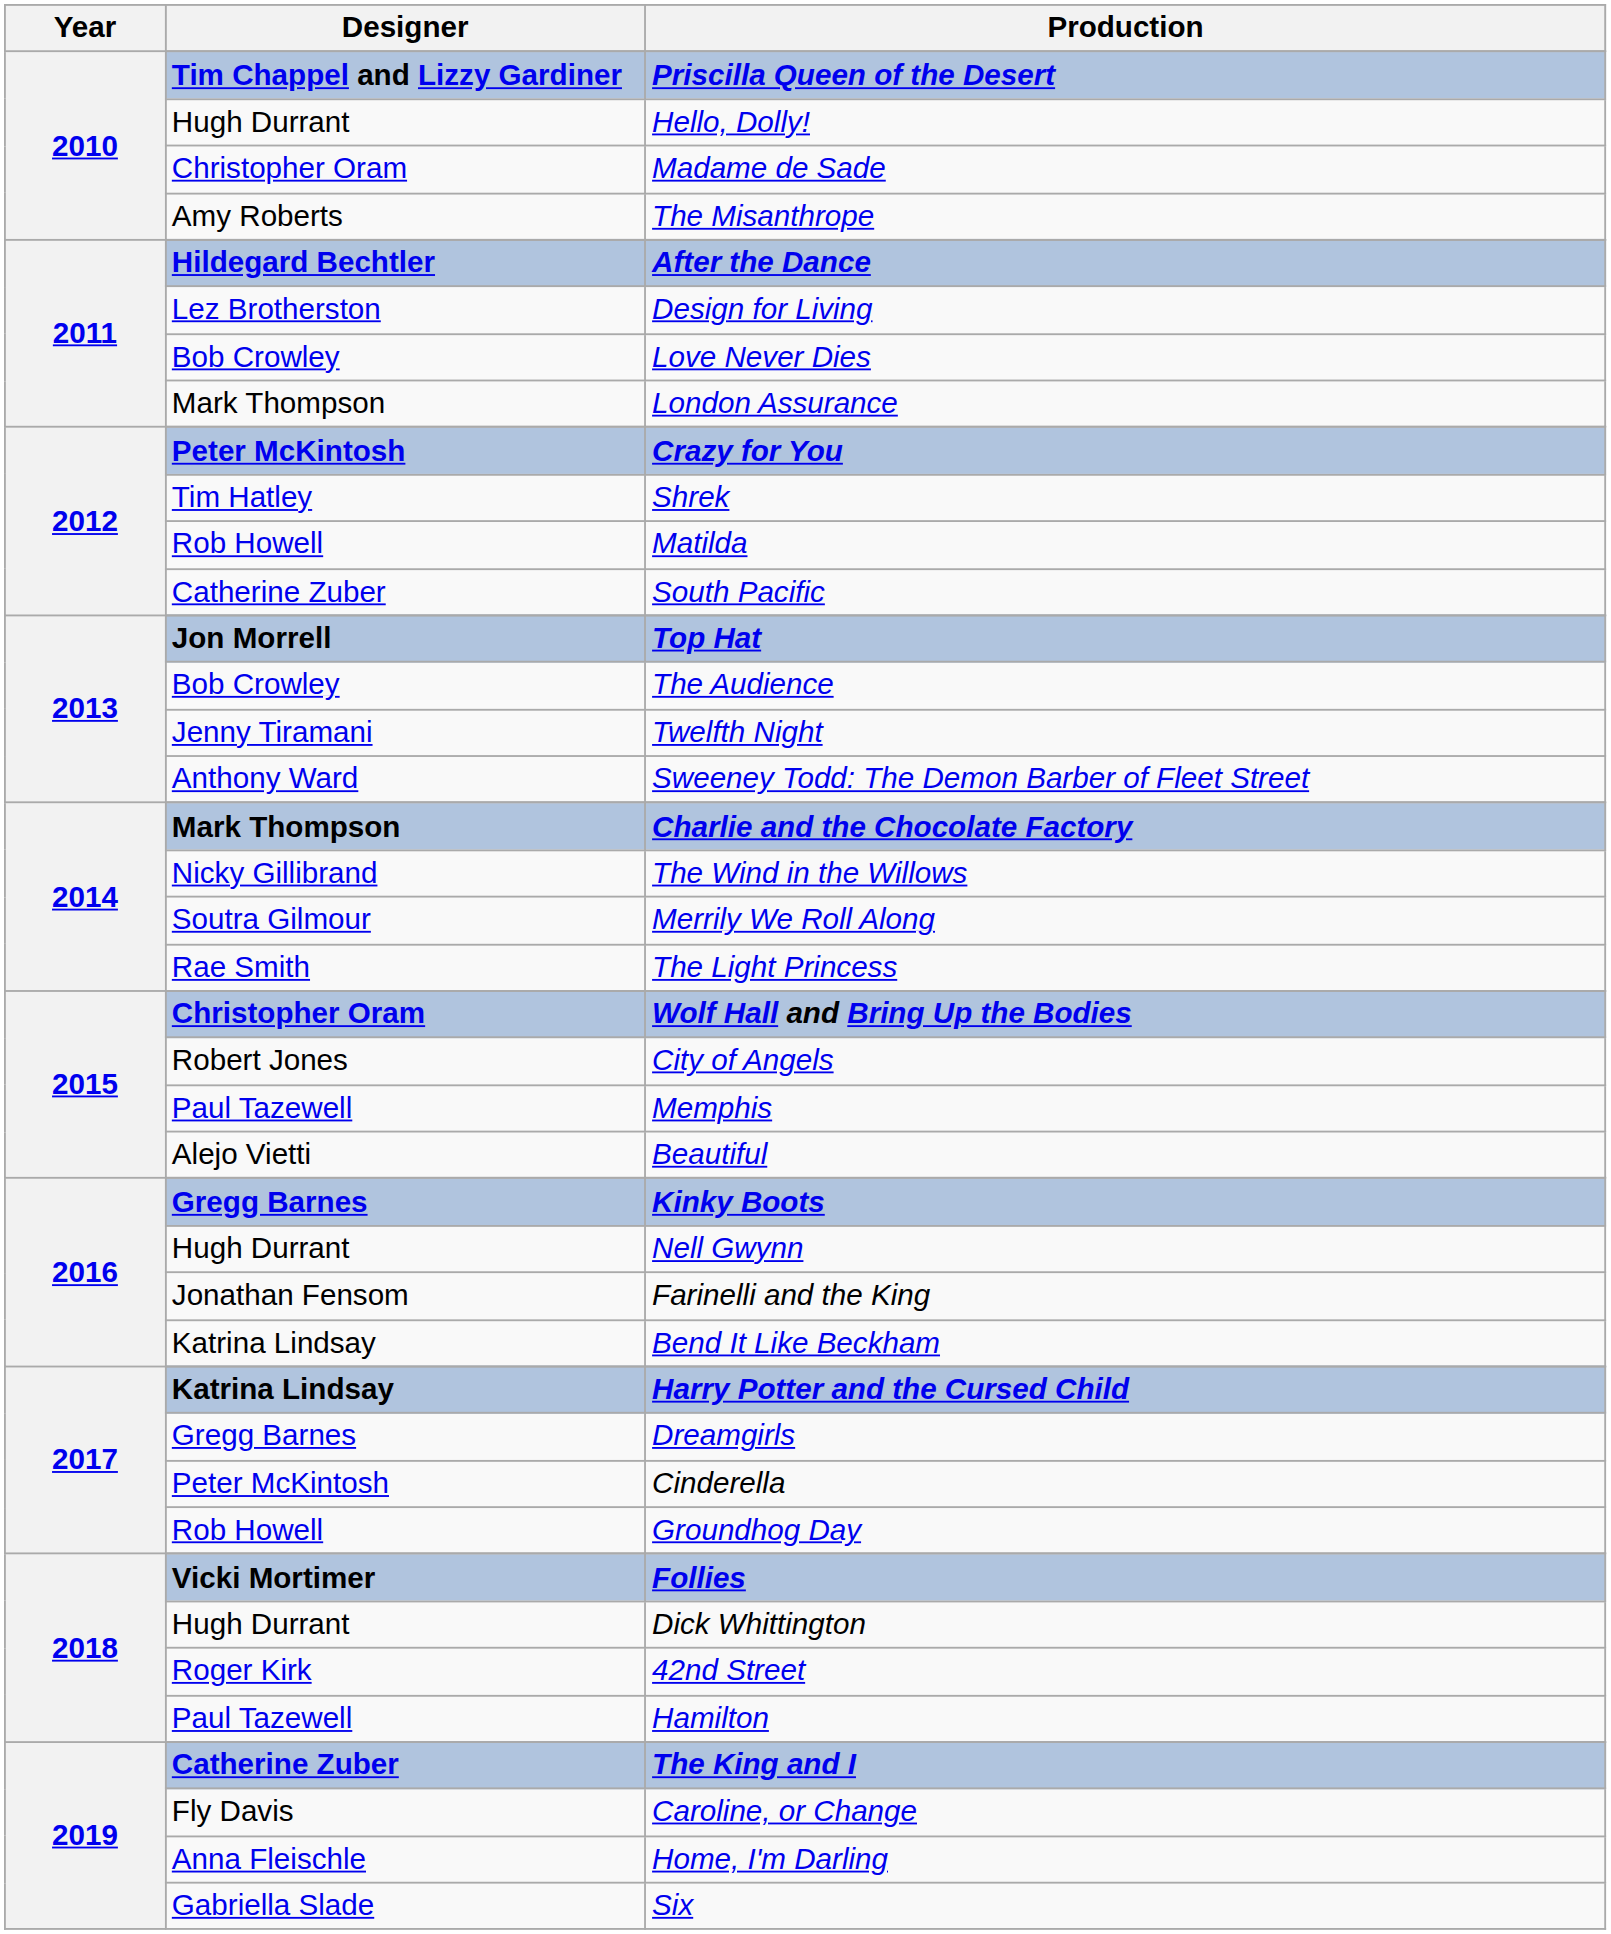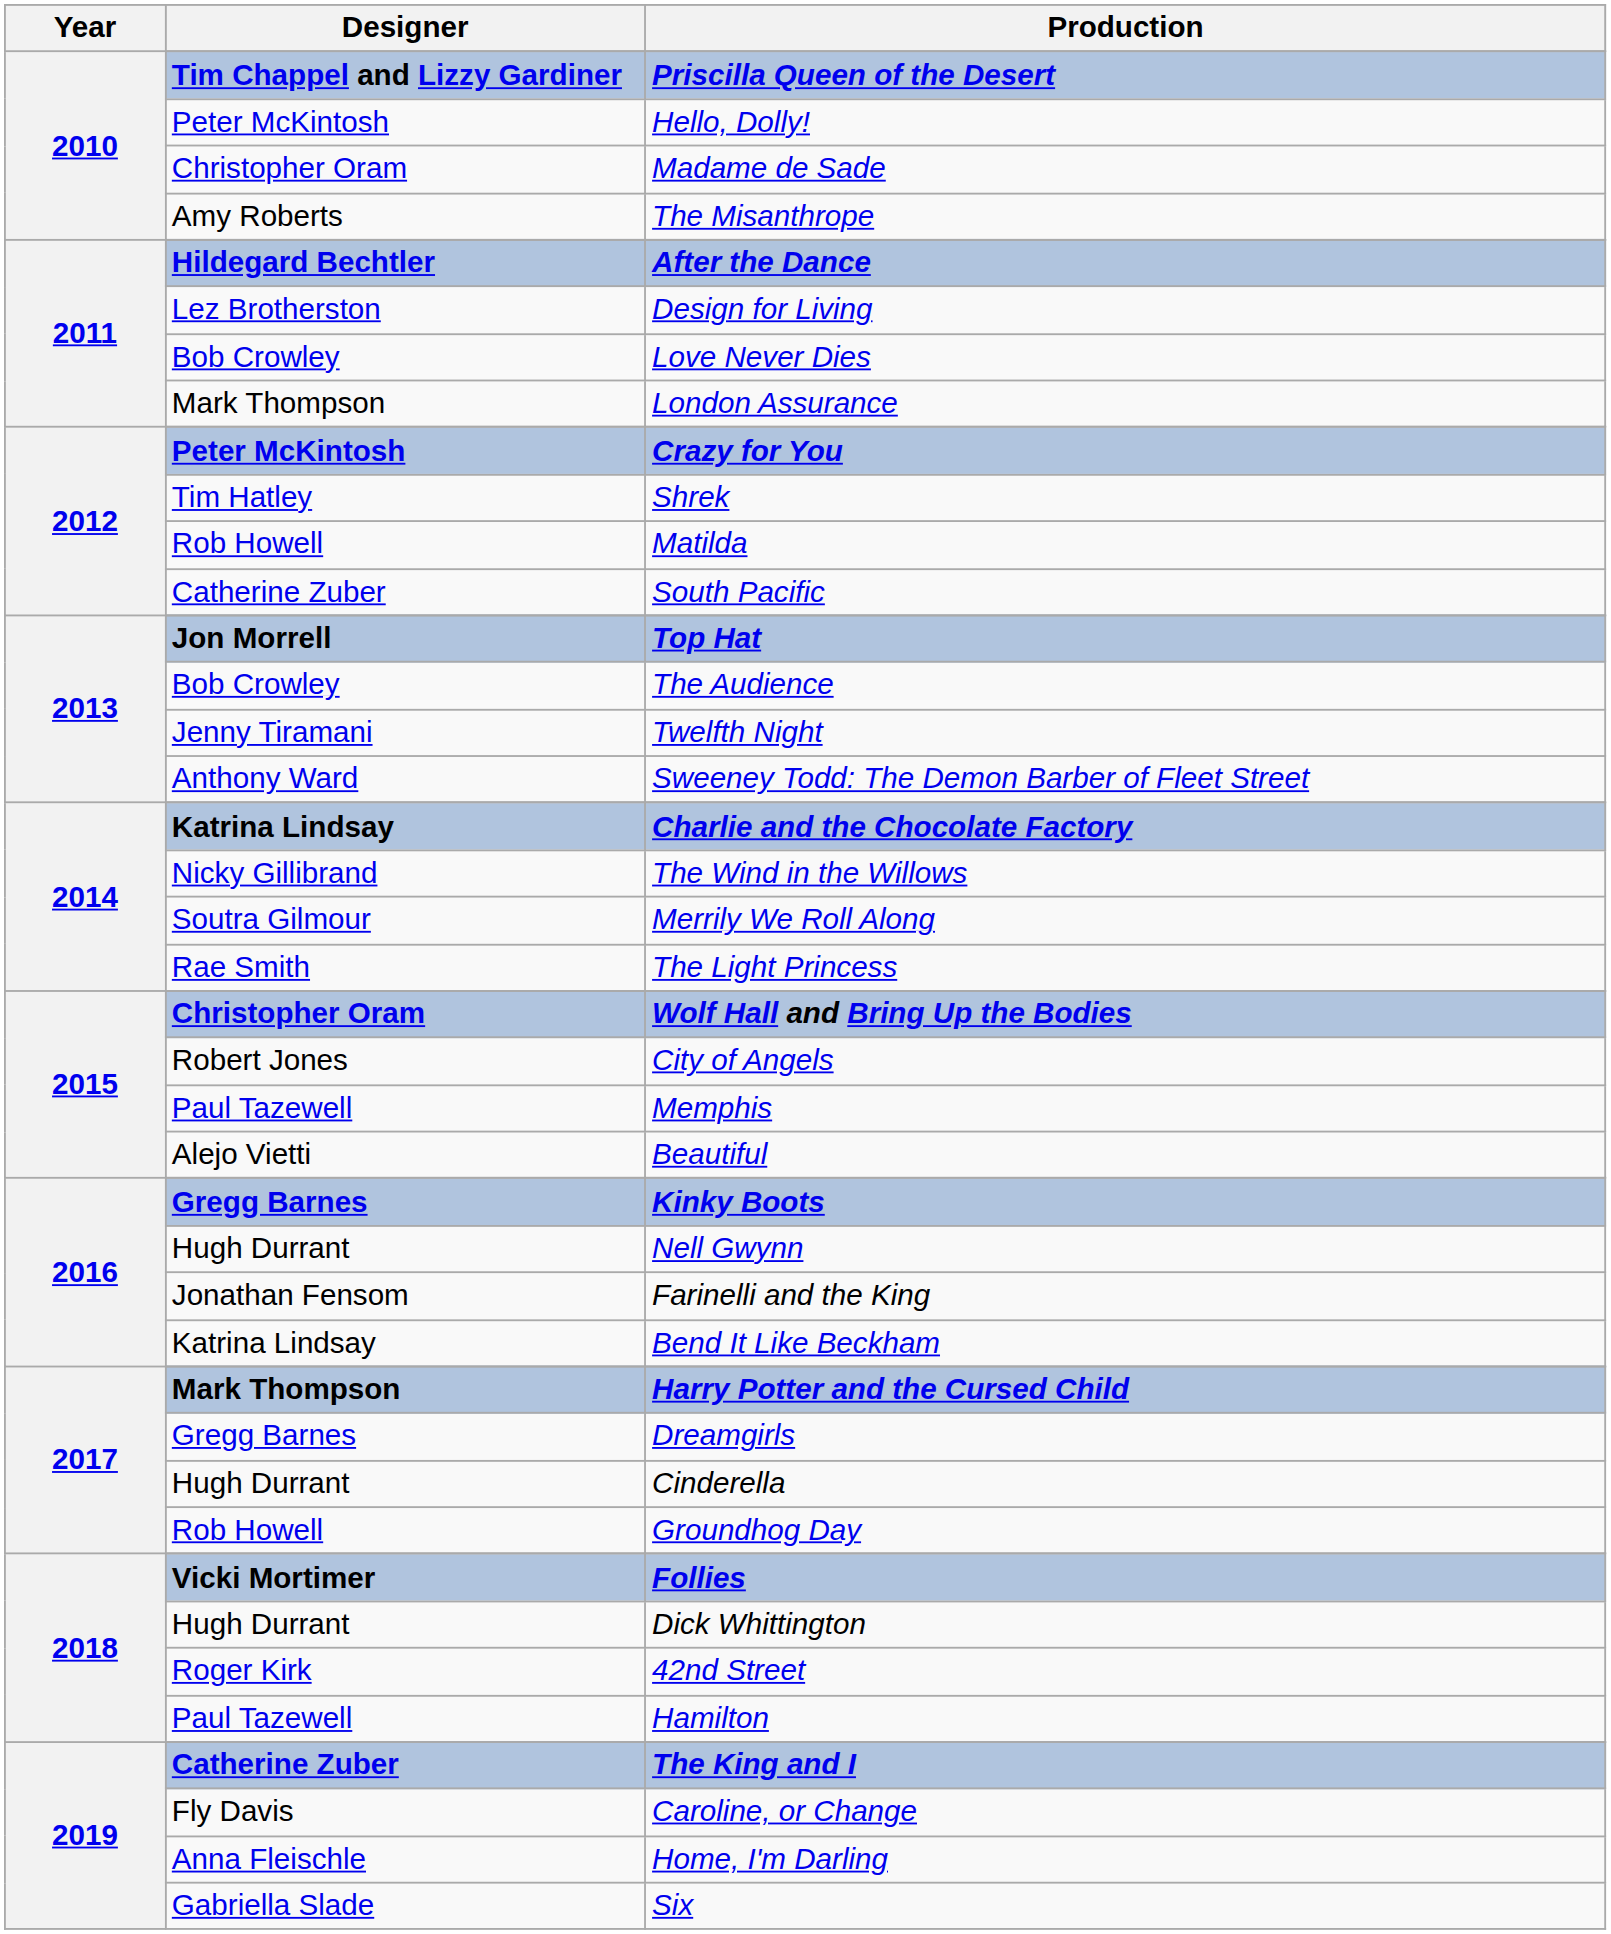(261, 121) Hugh Durrant -> (280, 121) Peter McKintosh
(286, 826) Mark Thompson -> (283, 826) Katrina Lindsay
(283, 1389) Katrina Lindsay -> (286, 1389) Mark Thompson
(280, 1483) Peter McKintosh -> (261, 1483) Hugh Durrant
